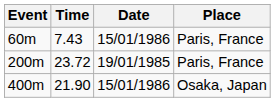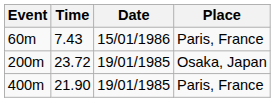(220, 62) Paris, France -> (222, 62) Osaka, Japan
(134, 85) 15/01/1986 -> (134, 85) 19/01/1985
(222, 85) Osaka, Japan -> (220, 85) Paris, France
